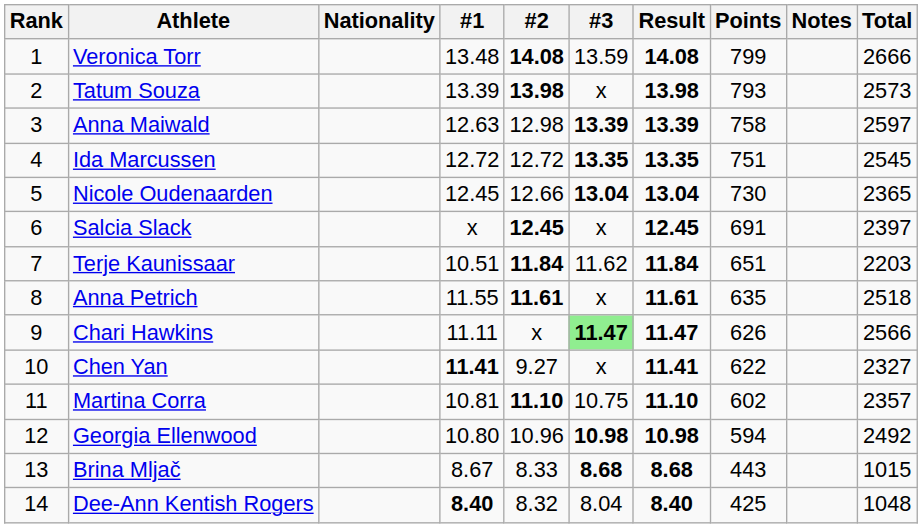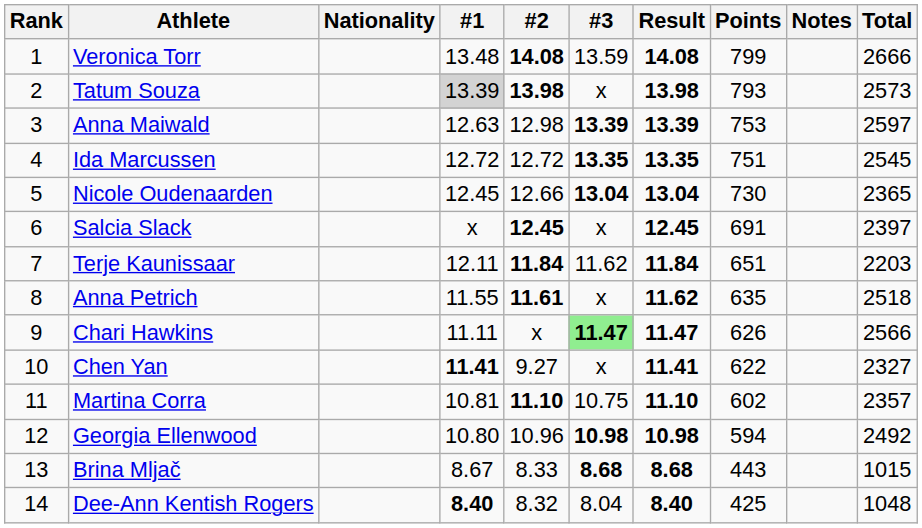(472, 90) no background -> (472, 90) lightgrey background
(748, 125) 758 -> (748, 125) 753
(472, 263) 10.51 -> (472, 263) 12.11
(672, 297) 11.61 -> (672, 297) 11.62
